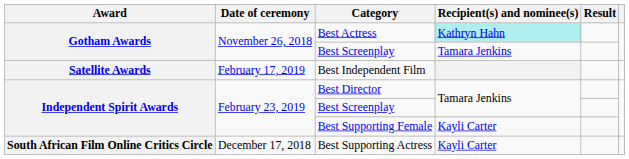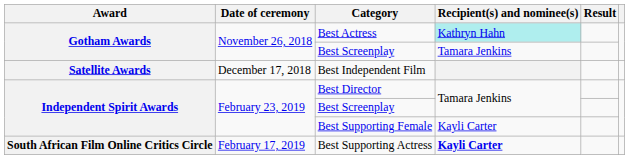(261, 70) February 17, 2019 -> (264, 70) December 17, 2018
(264, 145) December 17, 2018 -> (261, 145) February 17, 2019
(467, 145) normal -> (470, 145) bold
